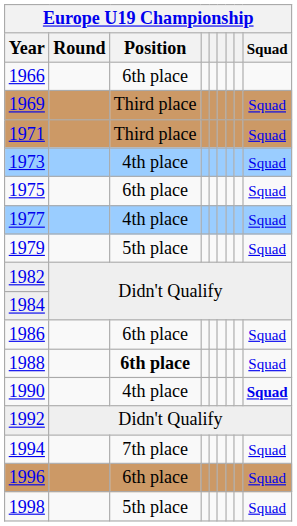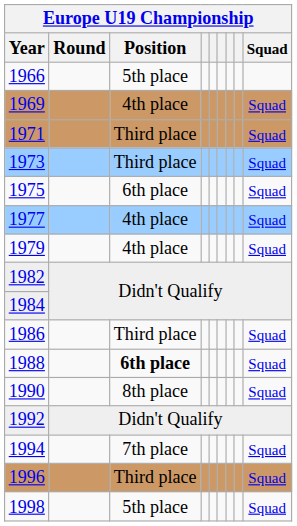(155, 76) 6th place -> (155, 76) 5th place
(155, 104) Third place -> (155, 104) 4th place
(155, 162) 4th place -> (155, 162) Third place
(155, 248) 5th place -> (155, 248) 4th place
(155, 334) 6th place -> (155, 334) Third place
(155, 391) 4th place -> (155, 391) 8th place
(267, 391) bold -> (267, 392) normal
(155, 477) 6th place -> (155, 477) Third place
